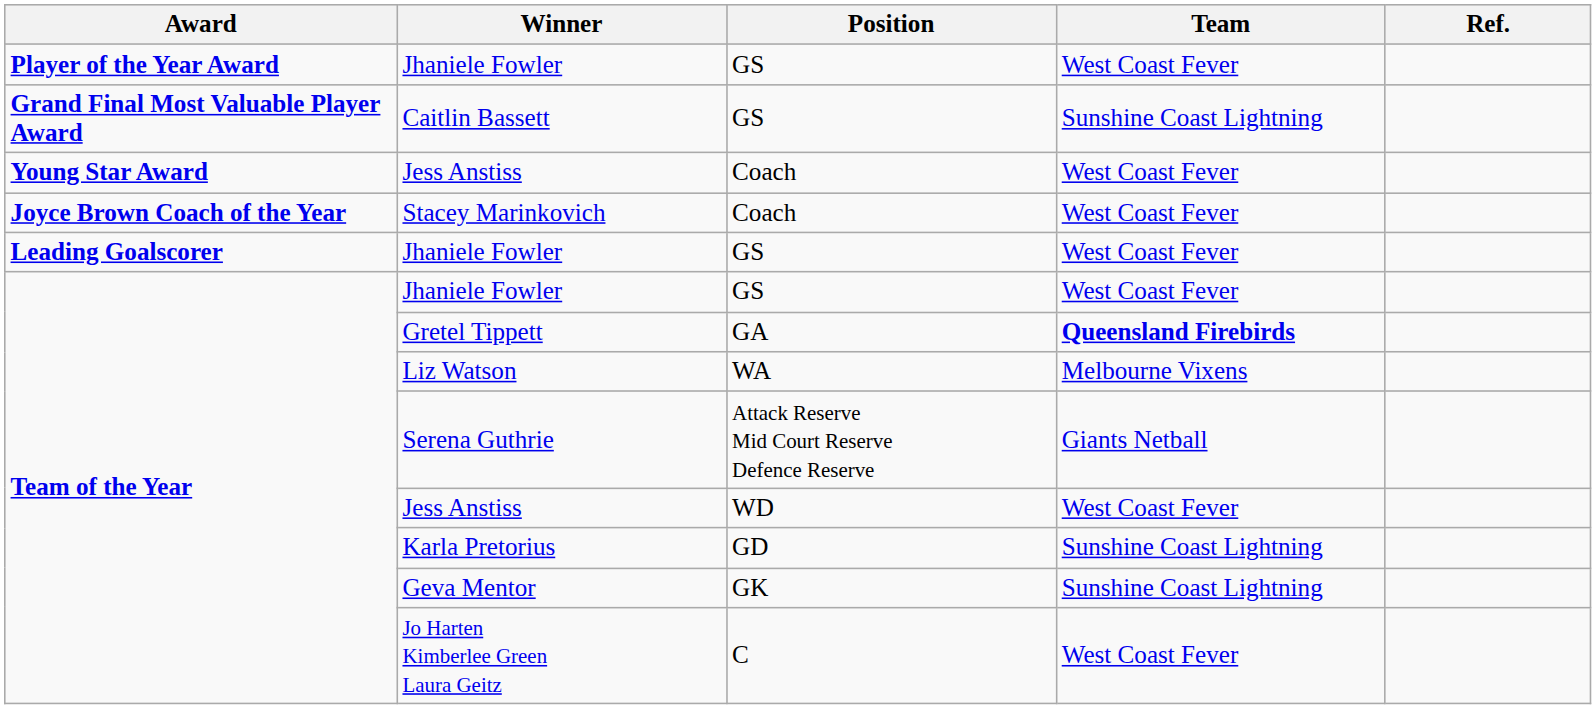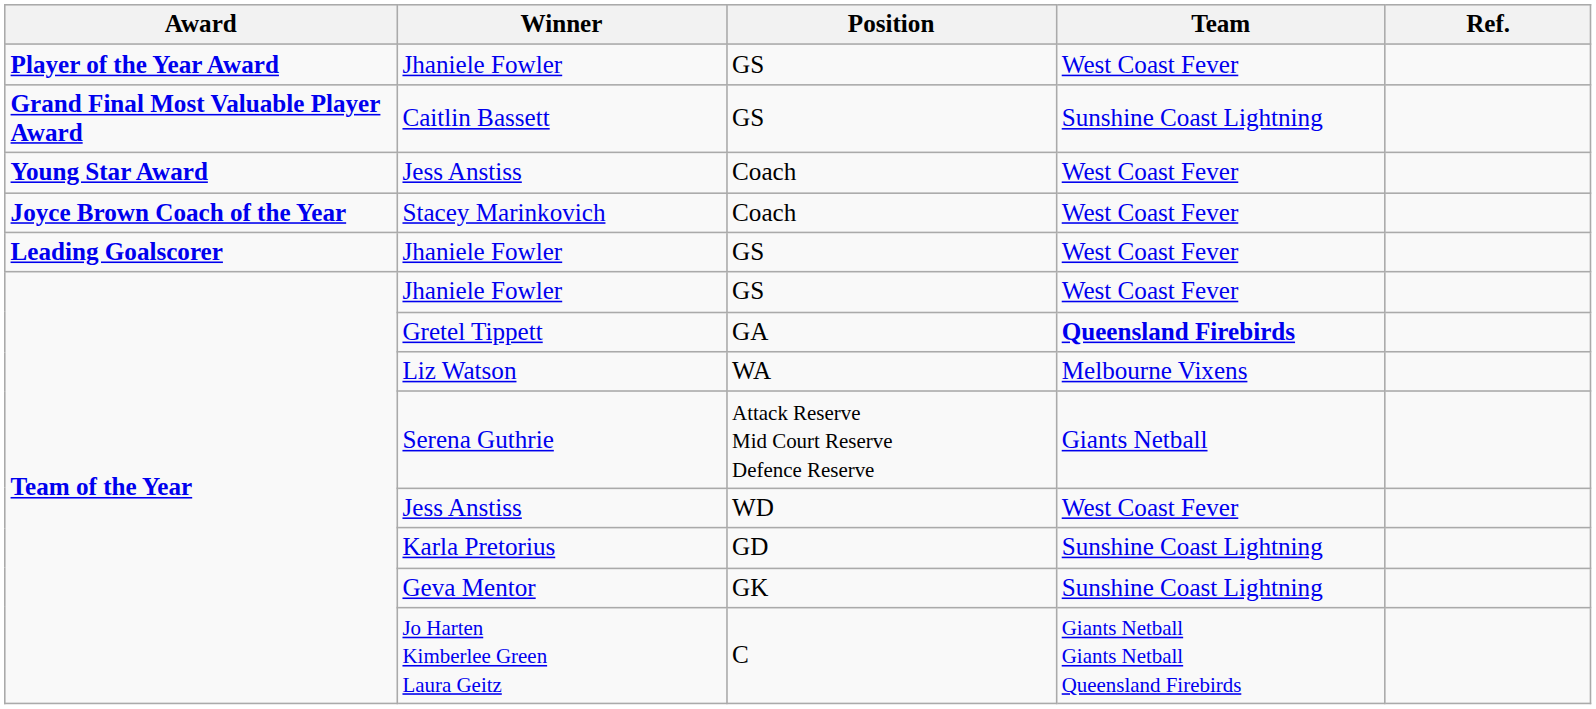(1150, 655) West Coast Fever -> (1152, 656) Giants Netball Giants Netball Queensland Firebirds
